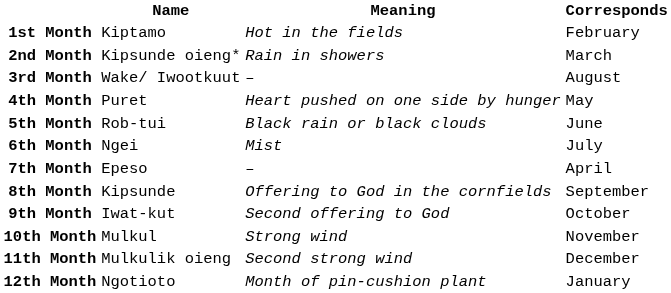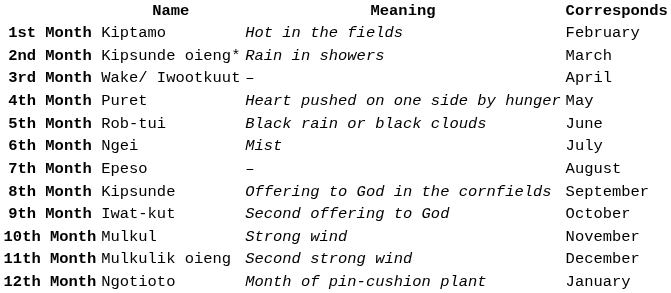(593, 78) August -> (589, 78) April
(589, 169) April -> (593, 169) August
